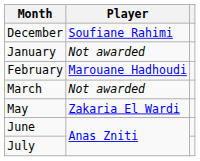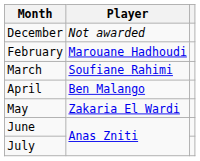(121, 33) Soufiane Rahimi -> (107, 33) Not awarded
- row: (32, 52)
(107, 89) Not awarded -> (121, 70) Soufiane Rahimi
+ row: (25, 89)
